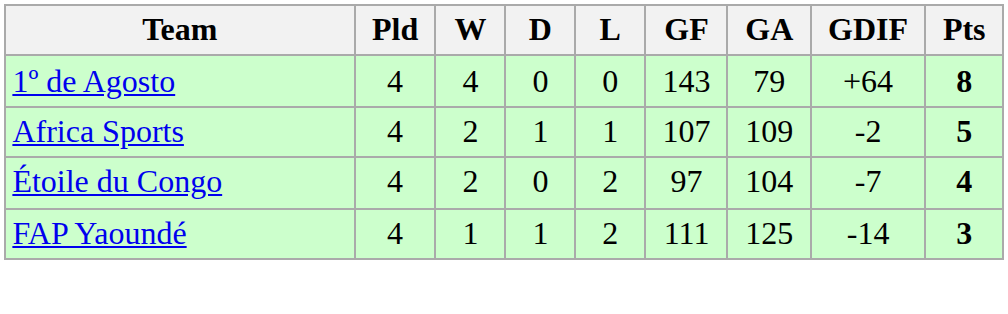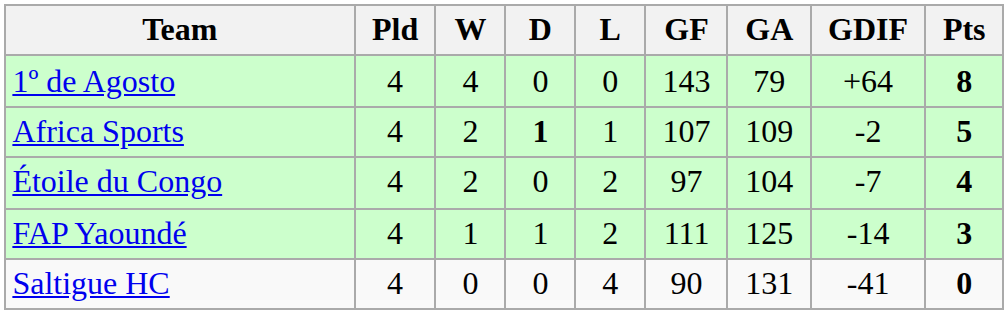(540, 131) normal -> (540, 131) bold
+ row: (91, 283)
